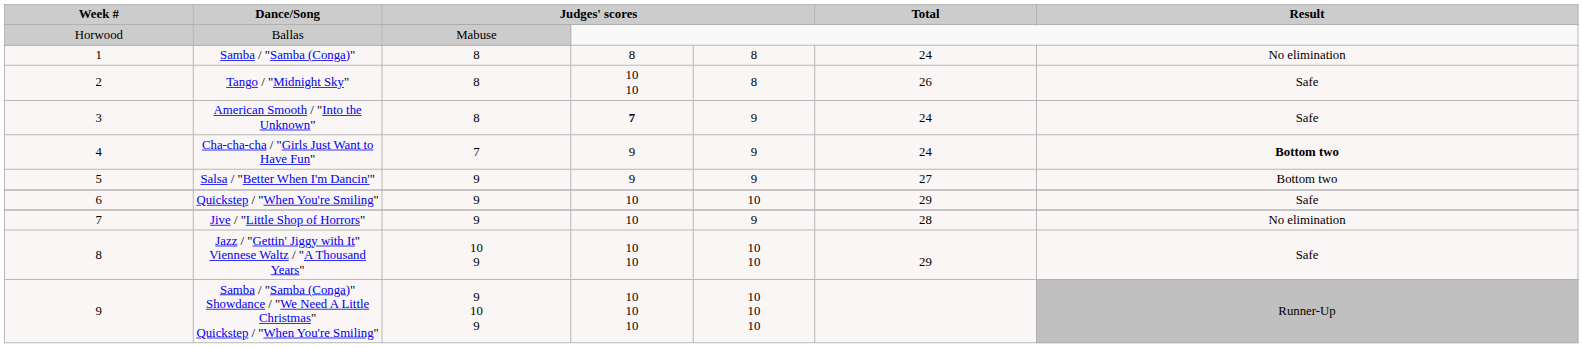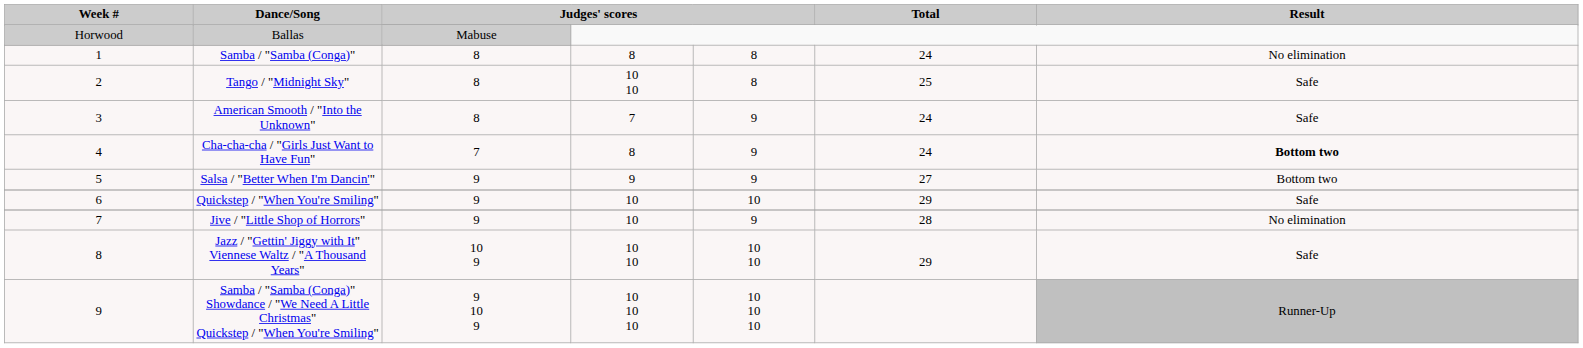(925, 82) 26 -> (925, 82) 25
(632, 117) bold -> (632, 117) normal
(632, 152) 9 -> (632, 152) 8
